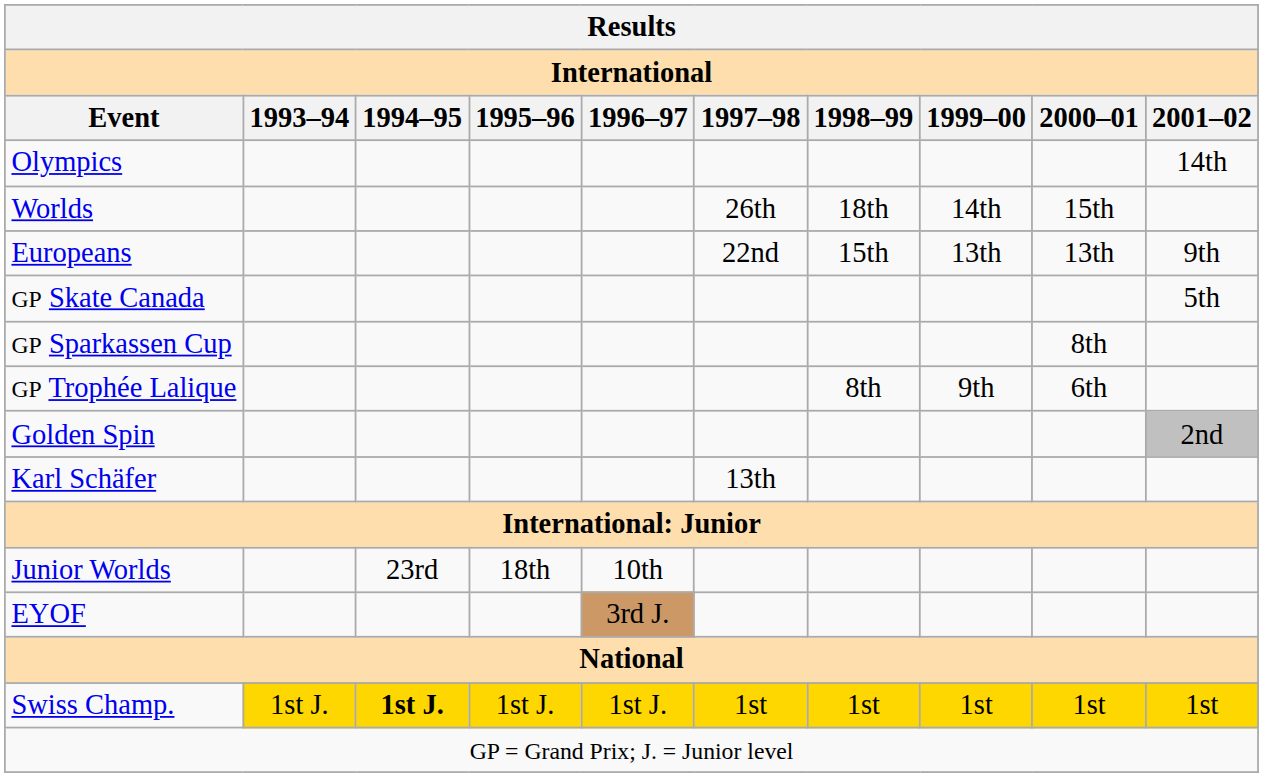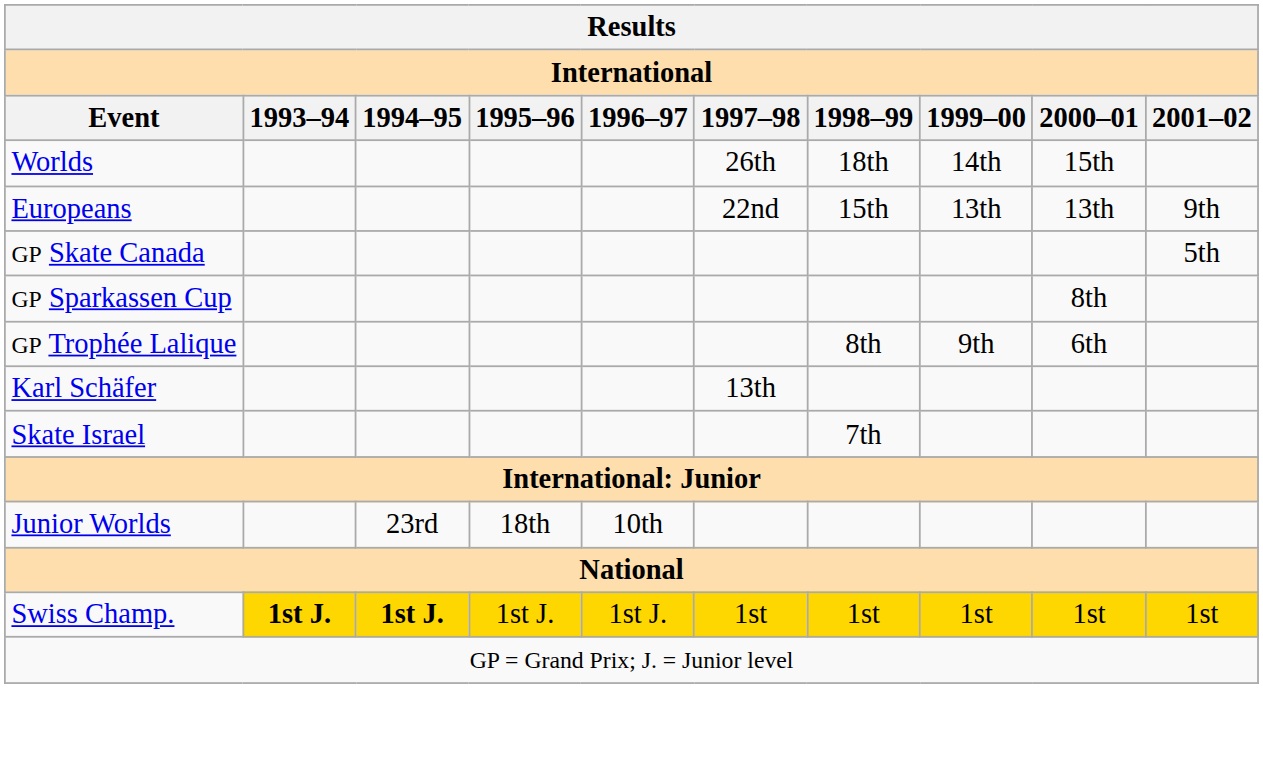- row: (67, 162)
- row: (83, 433)
+ row: (78, 433)
- row: (49, 614)
(299, 704) normal -> (299, 614) bold
